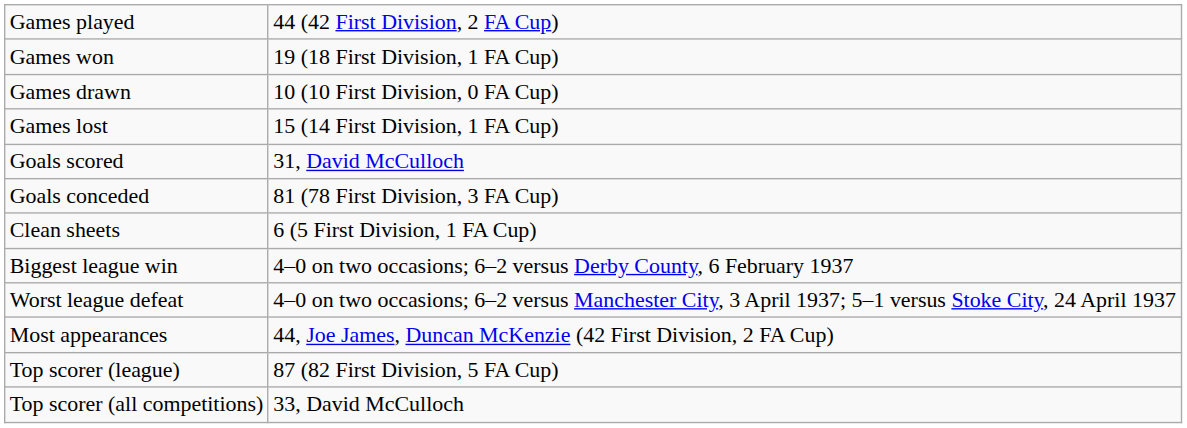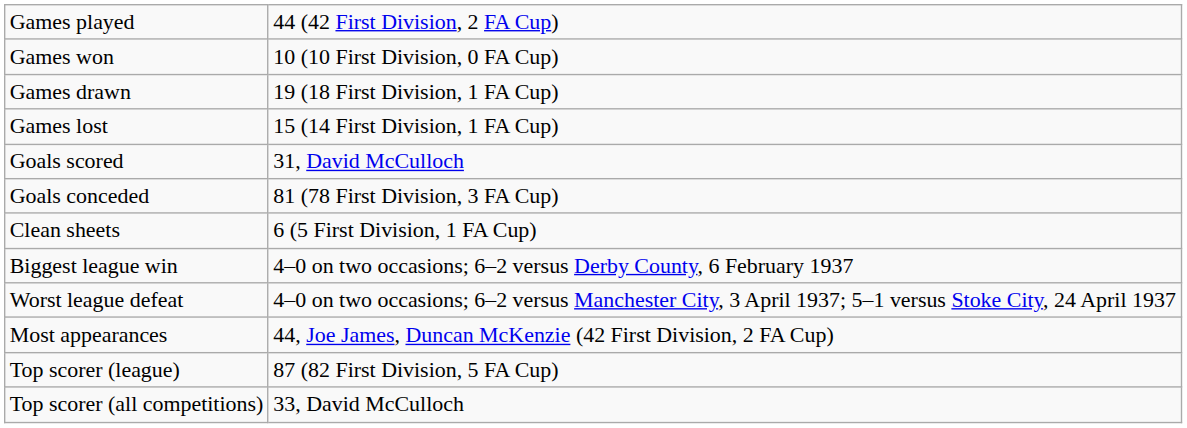(416, 56) 19 (18 First Division, 1 FA Cup) -> (416, 56) 10 (10 First Division, 0 FA Cup)
(416, 91) 10 (10 First Division, 0 FA Cup) -> (416, 91) 19 (18 First Division, 1 FA Cup)
